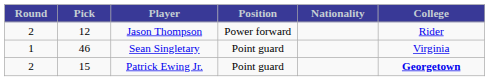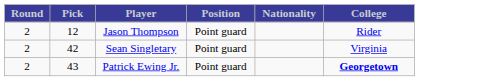(258, 31) Power forward -> (221, 31) Point guard
(31, 48) 1 -> (27, 48) 2
(84, 48) 46 -> (73, 48) 42
(84, 66) 15 -> (73, 66) 43
